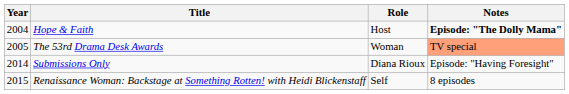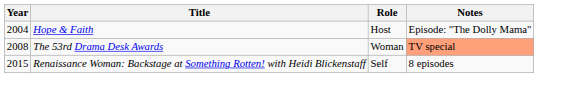(496, 30) bold -> (470, 30) normal
(18, 47) 2005 -> (18, 47) 2008
- row: (71, 64)
